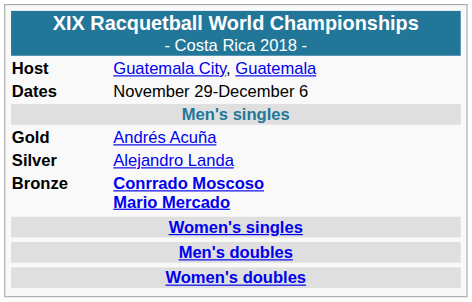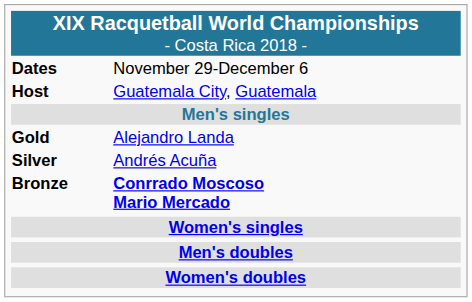rows swapped: (30, 68) <-> (34, 91)
(165, 137) Andrés Acuña -> (174, 137) Alejandro Landa
(174, 160) Alejandro Landa -> (165, 160) Andrés Acuña
